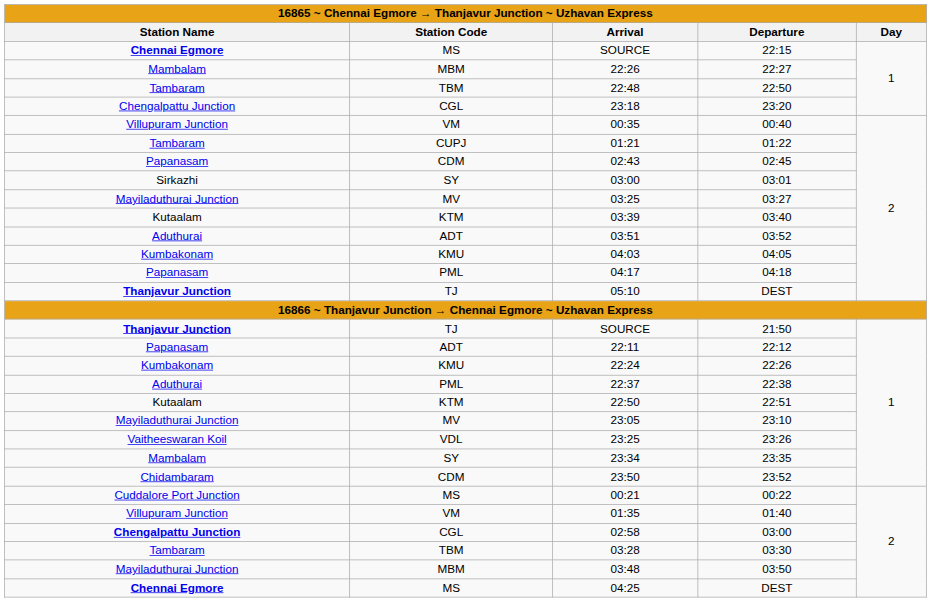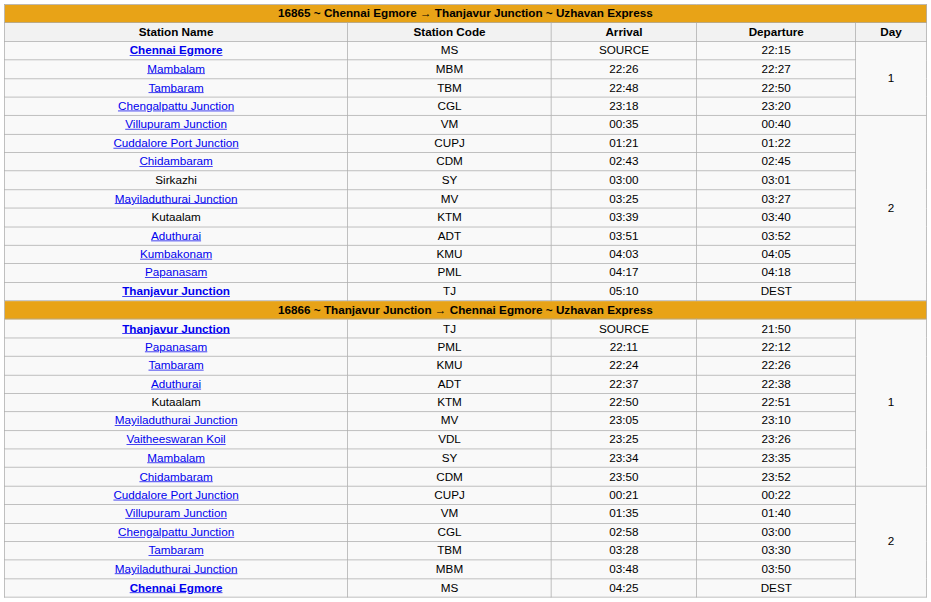(177, 143) Tambaram -> (176, 143) Cuddalore Port Junction
(177, 161) Papanasam -> (176, 161) Chidambaram
(451, 347) ADT -> (450, 347) PML
(177, 365) Kumbakonam -> (176, 365) Tambaram
(451, 384) PML -> (450, 384) ADT
(451, 495) MS -> (450, 495) CUPJ
(177, 532) bold -> (176, 532) normal
